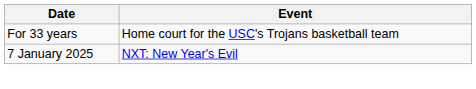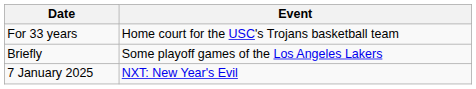+ row: (25, 53)
